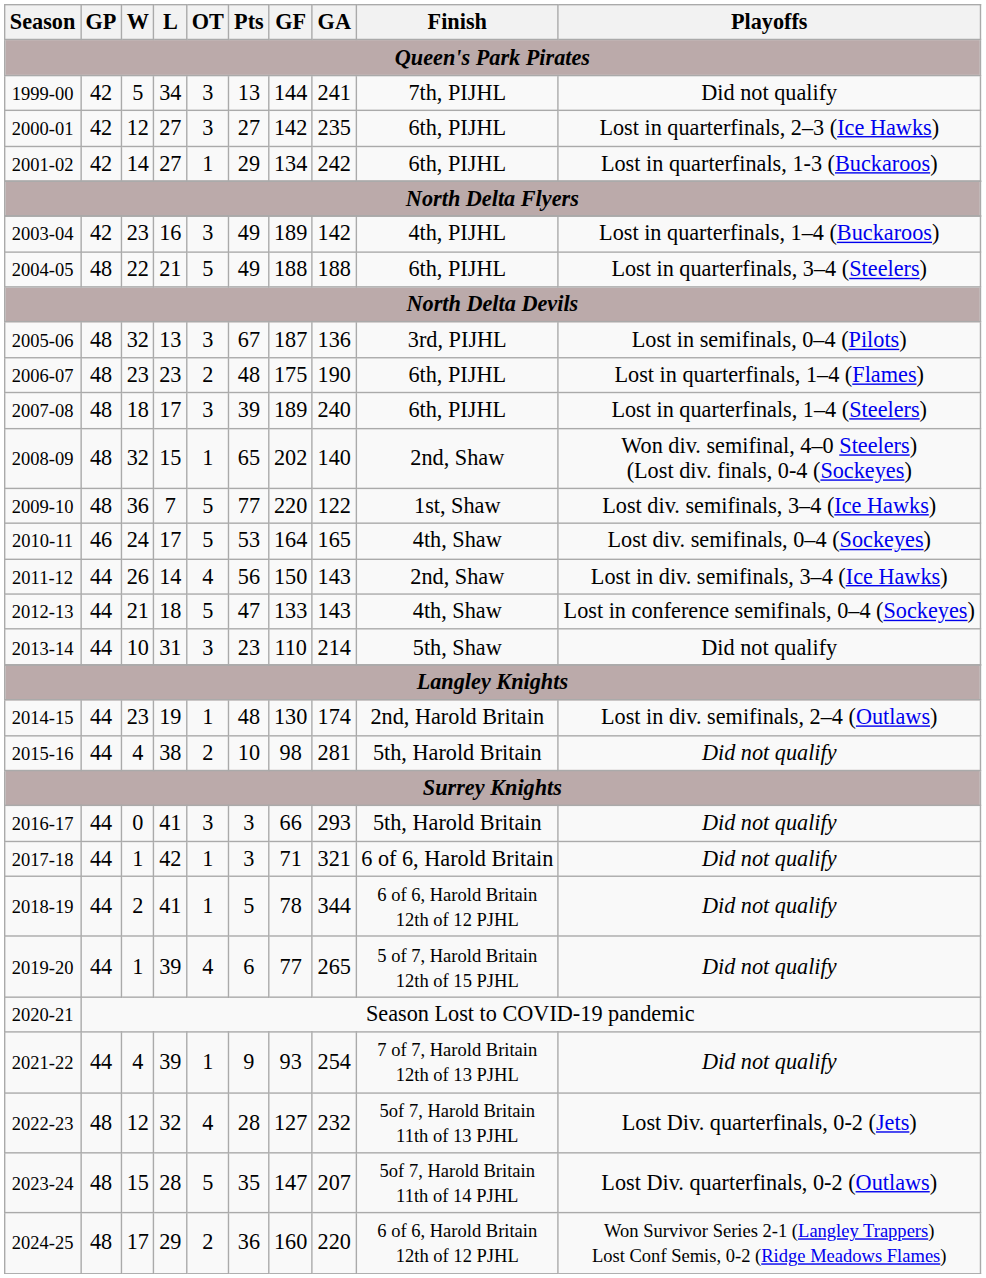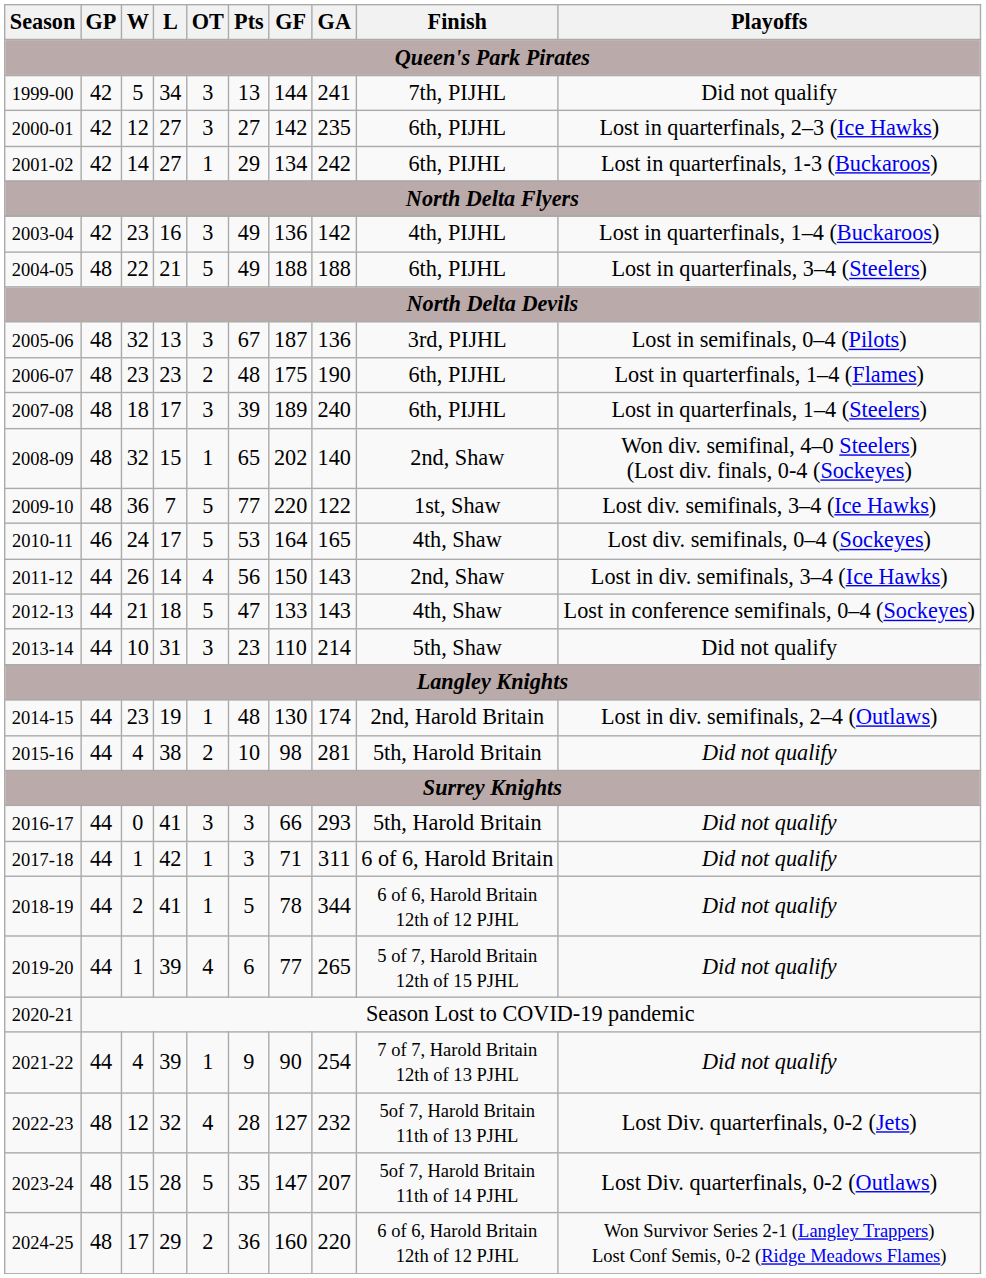(291, 233) 189 -> (291, 233) 136
(334, 858) 321 -> (334, 858) 311
(291, 1062) 93 -> (291, 1062) 90
